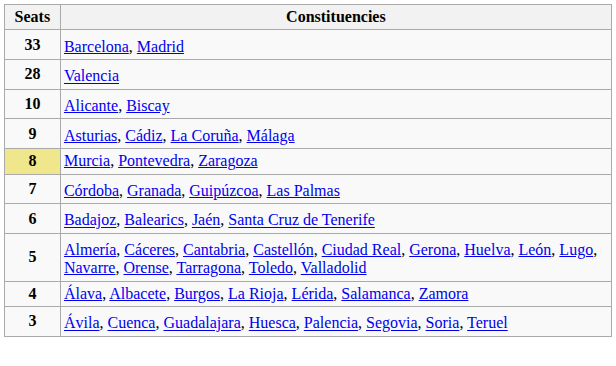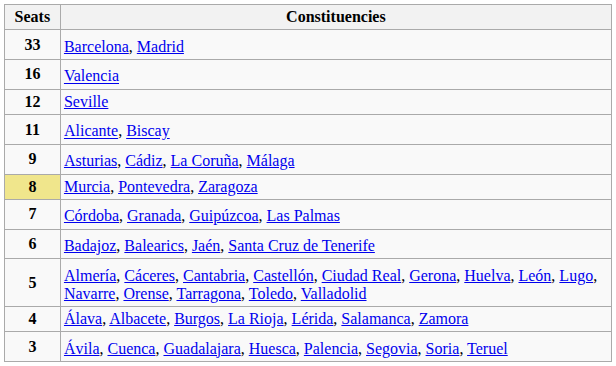(32, 74) 28 -> (32, 74) 16
+ row: (86, 101)
(32, 104) 10 -> (32, 129) 11
